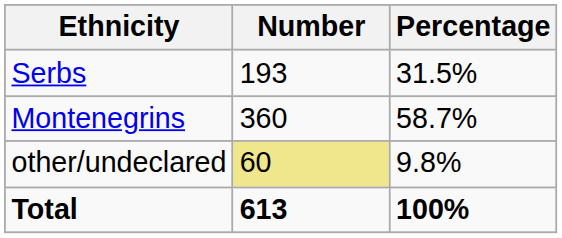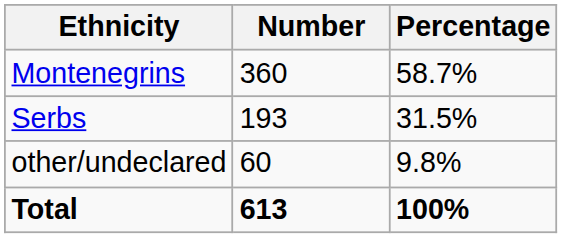rows swapped: (98, 118) <-> (49, 72)
(256, 163) khaki background -> (256, 163) no background
